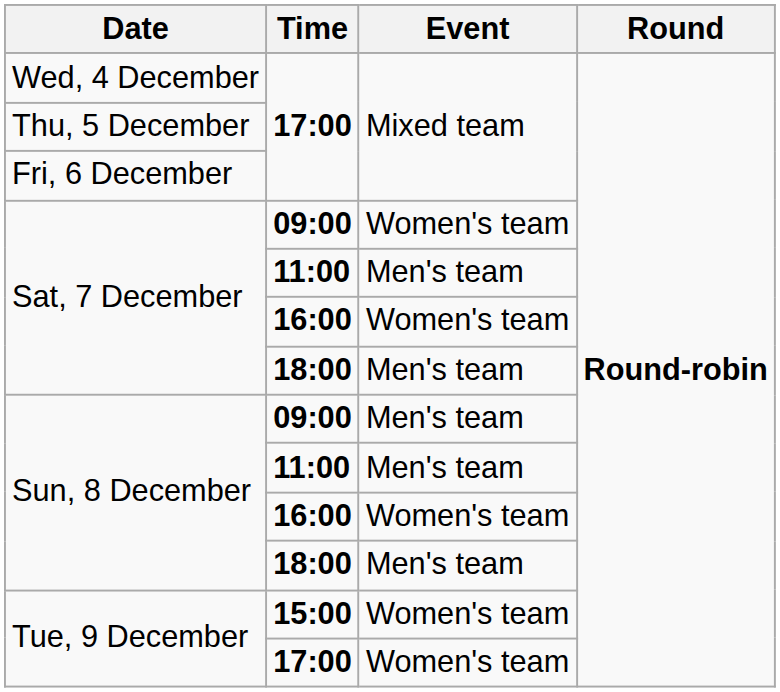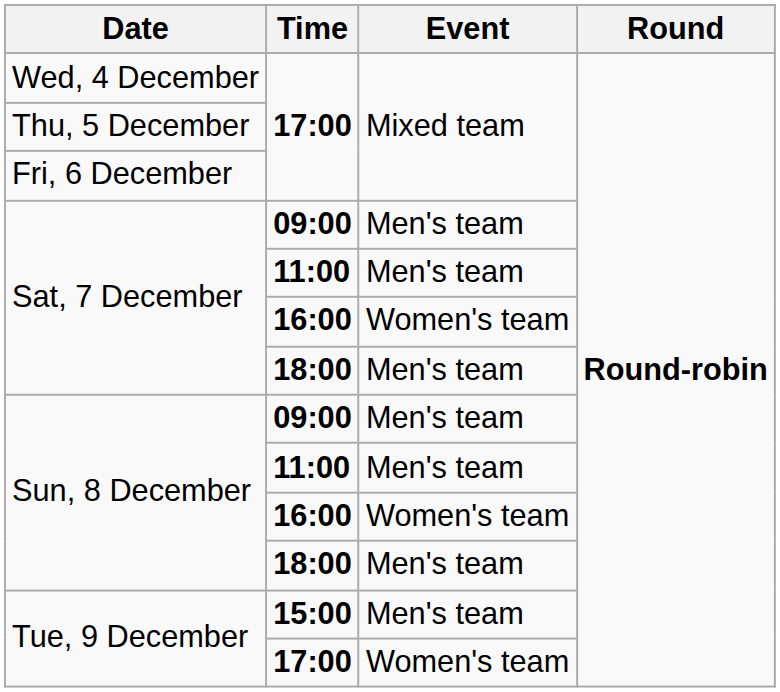(468, 223) Women's team -> (445, 223) Men's team
(468, 613) Women's team -> (445, 613) Men's team
